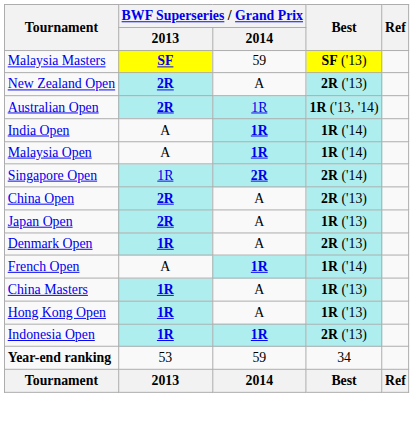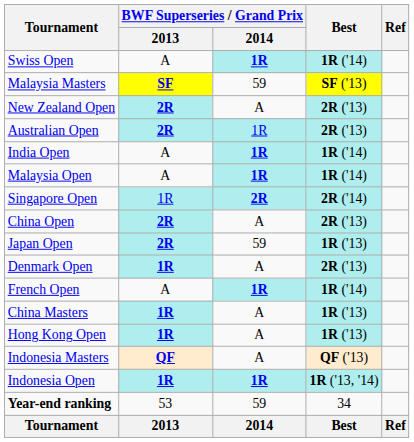+ row: (41, 61)
(344, 107) 1R ('13, '14) -> (344, 130) 2R ('13)
(259, 221) A -> (259, 244) 59
+ row: (58, 358)
(344, 335) 2R ('13) -> (344, 381) 1R ('13, '14)
